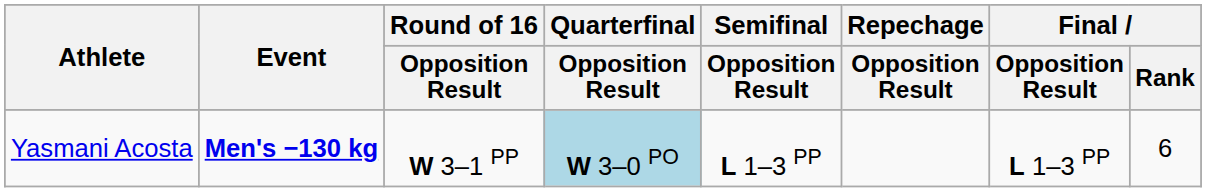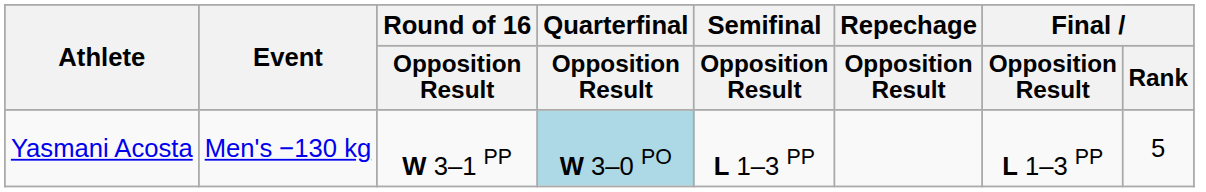(291, 149) bold -> (288, 149) normal
(1165, 149) 6 -> (1158, 149) 5
